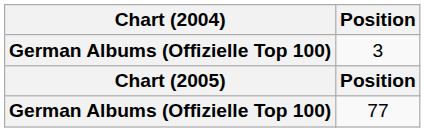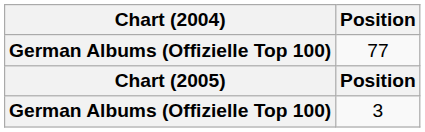rows swapped: (378, 50) <-> (378, 111)
